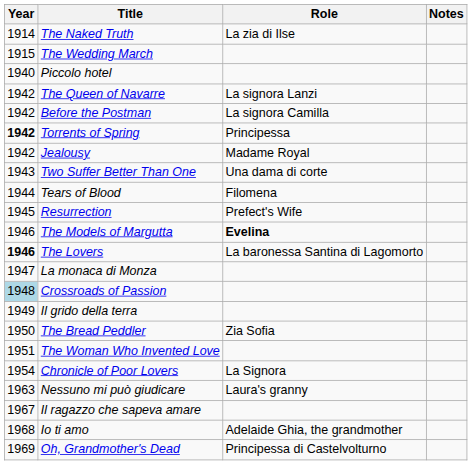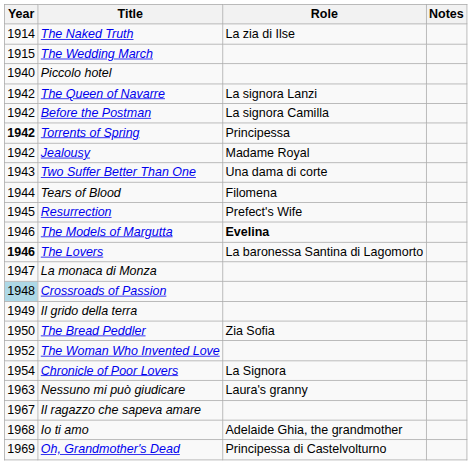(21, 350) 1951 -> (21, 350) 1952
